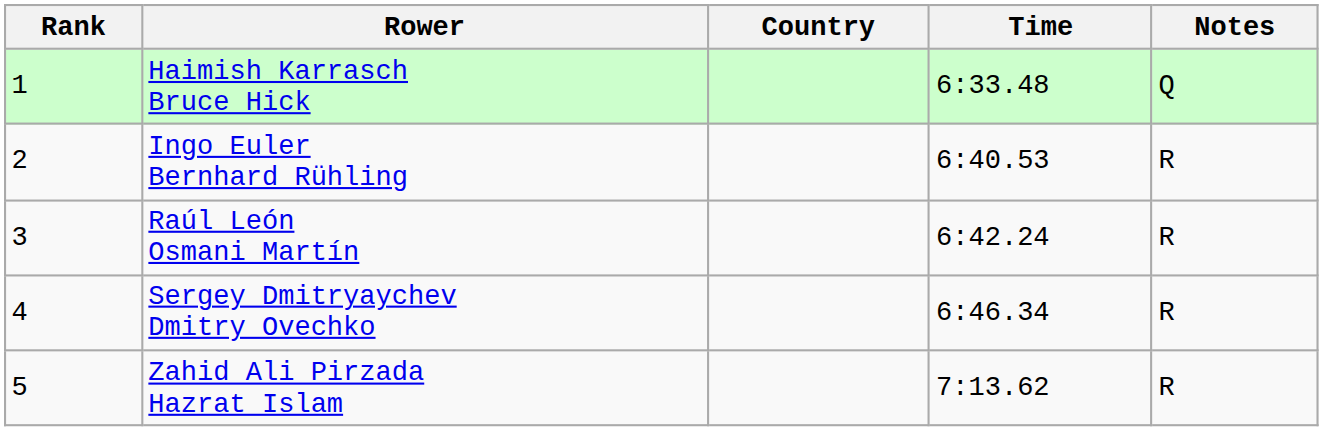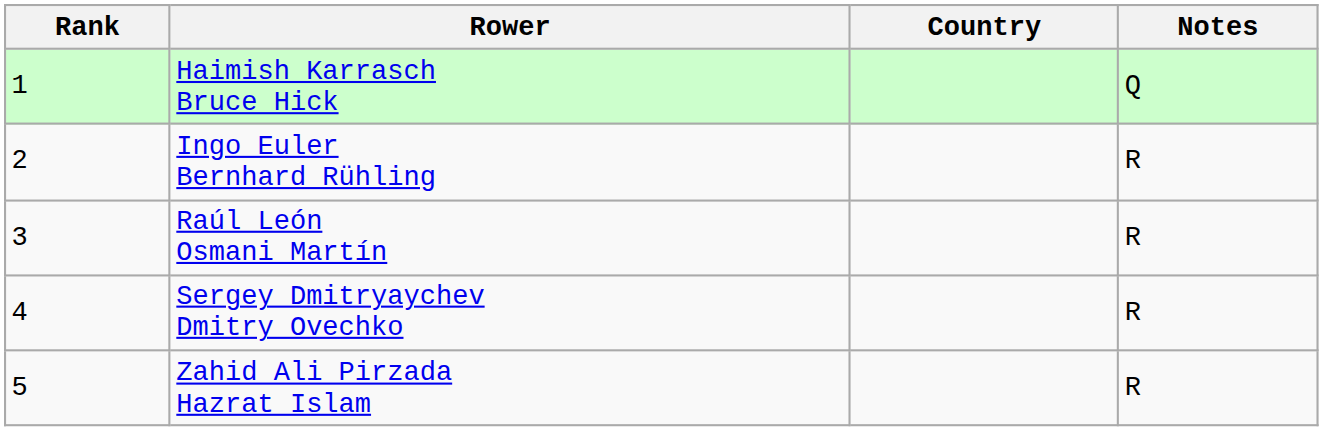- column: (1041, 27)
